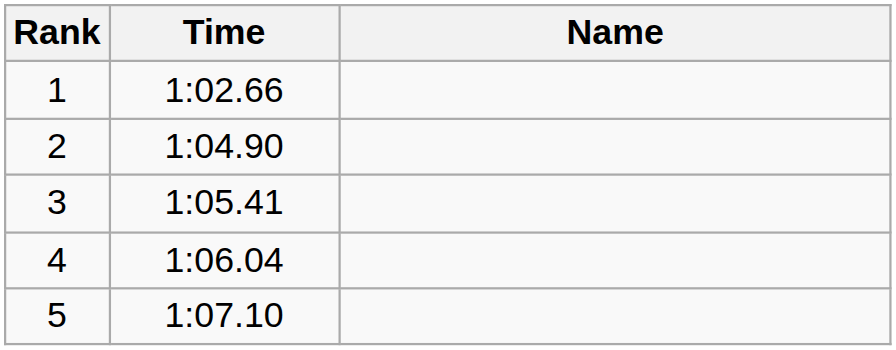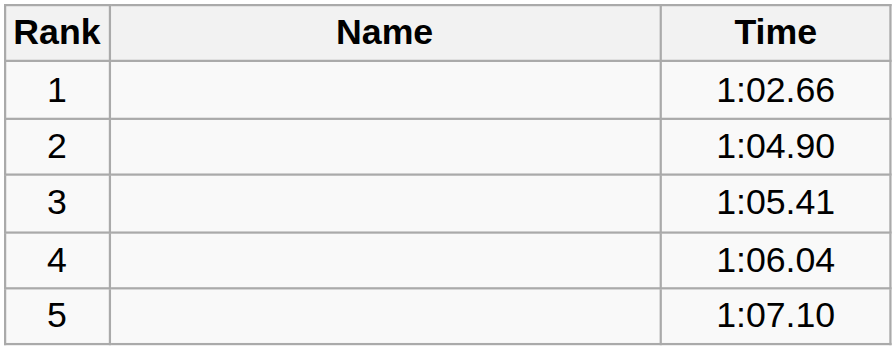columns swapped: (615, 32) <-> (224, 32)
